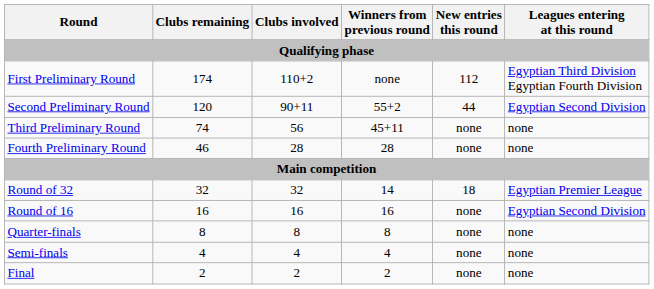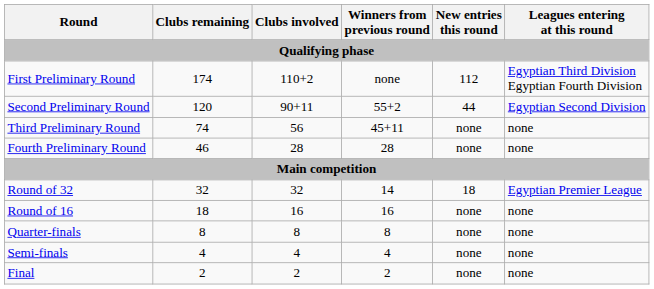(202, 210) 16 -> (202, 210) 18
(577, 210) Egyptian Second Division -> (521, 210) none
